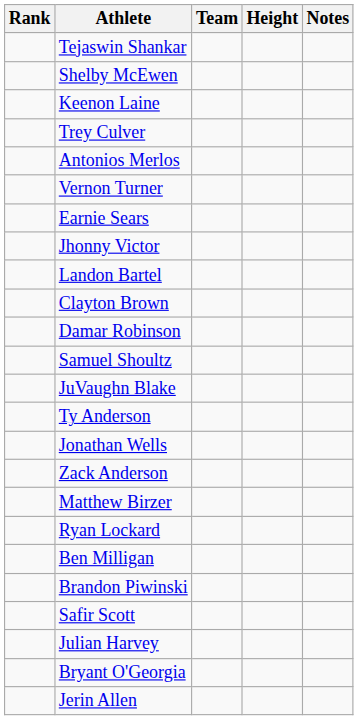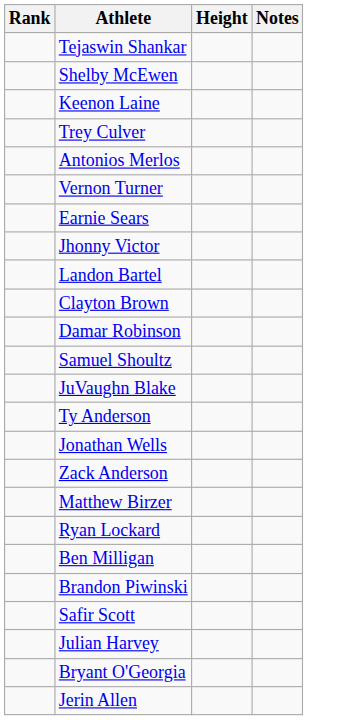- column: (217, 18)
